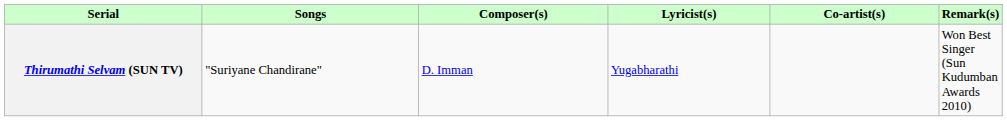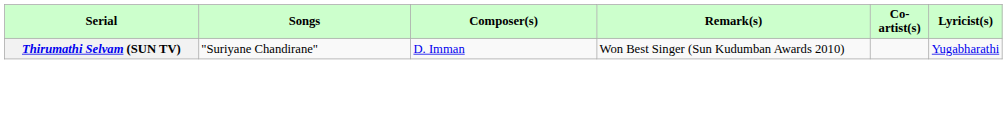columns swapped: (689, 14) <-> (970, 14)
